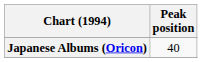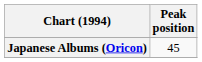(173, 47) 40 -> (173, 47) 45
